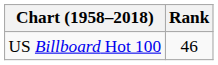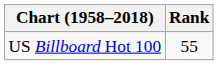(189, 45) 46 -> (189, 45) 55
